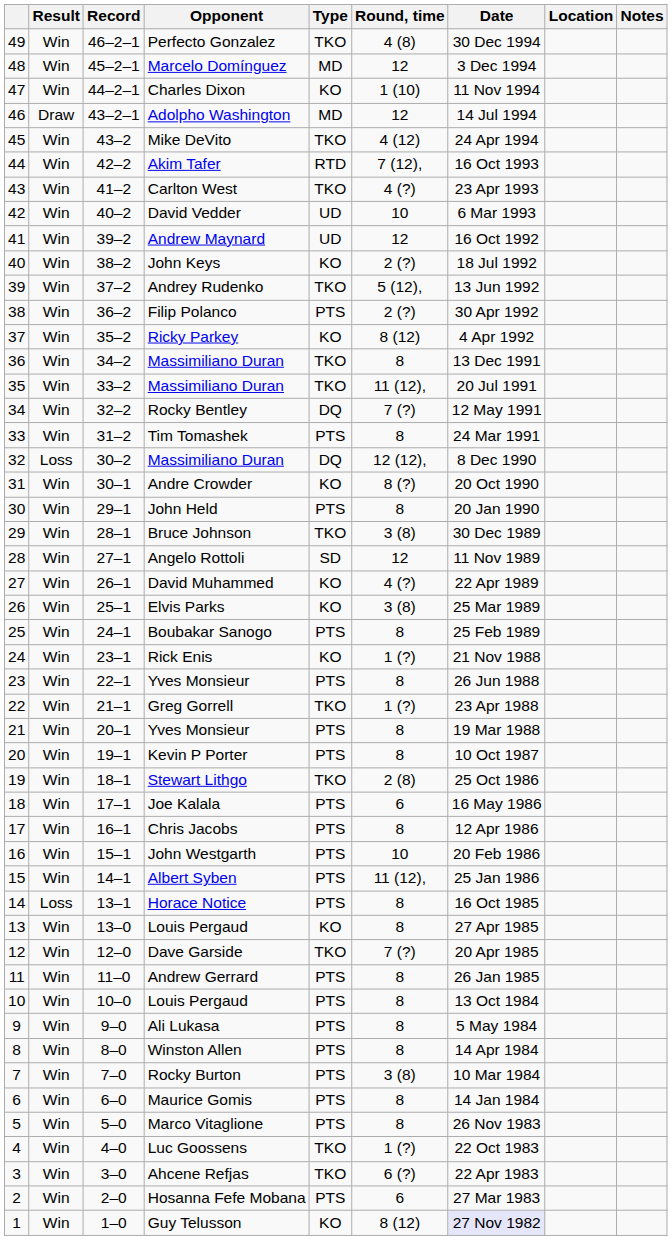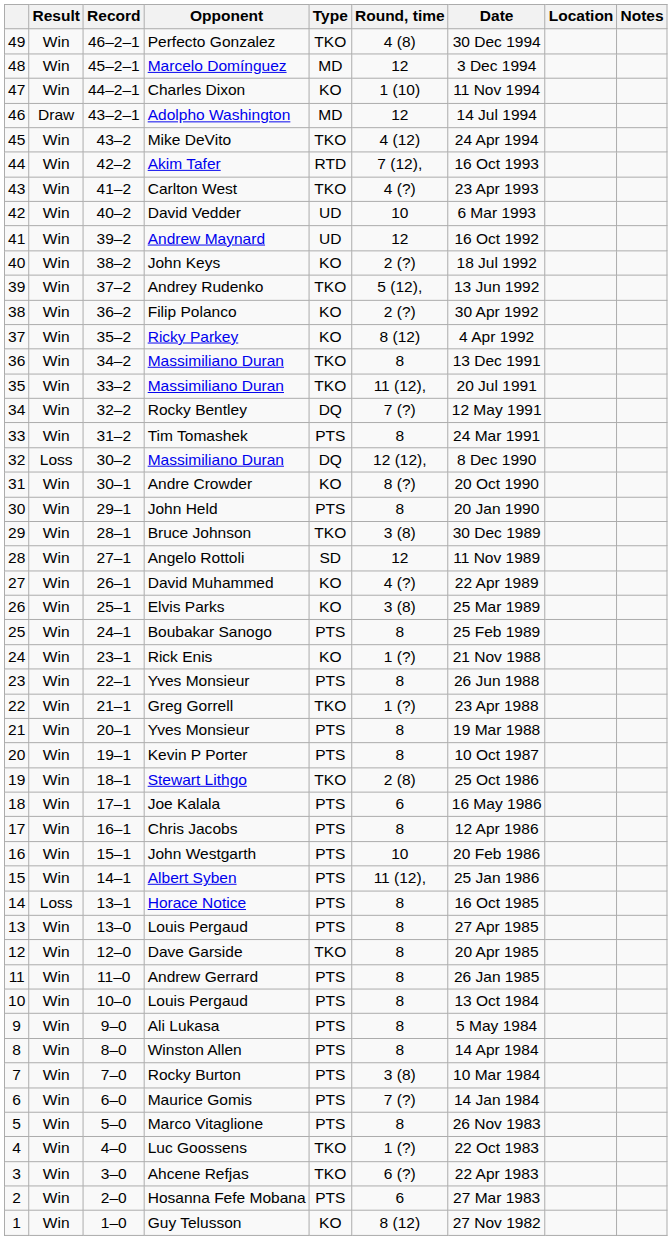(330, 312) PTS -> (330, 312) KO
(330, 927) KO -> (330, 927) PTS
(400, 952) 7 (?) -> (400, 952) 8
(400, 1099) 8 -> (400, 1099) 7 (?)
(497, 1222) lavender background -> (497, 1222) no background
